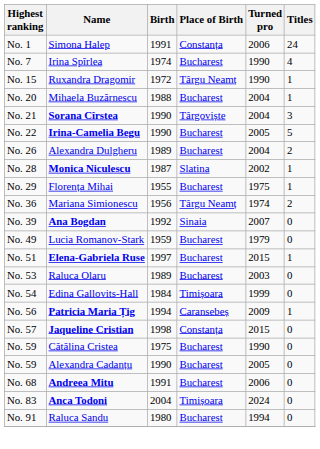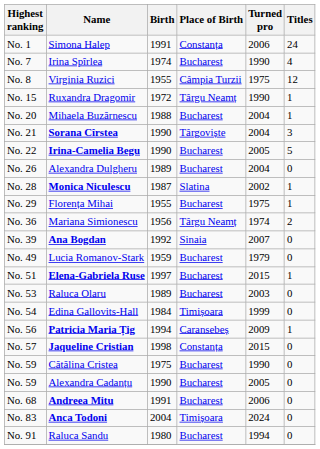+ row: (82, 79)
(290, 151) 2 -> (290, 169) 0
